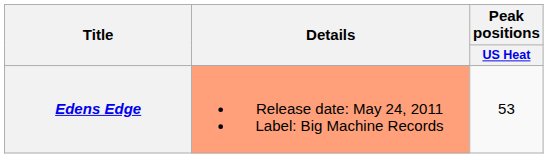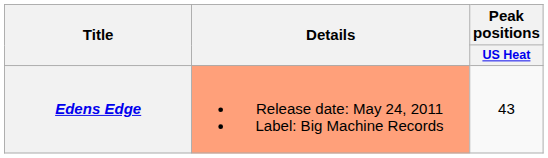(506, 109) 53 -> (506, 109) 43
